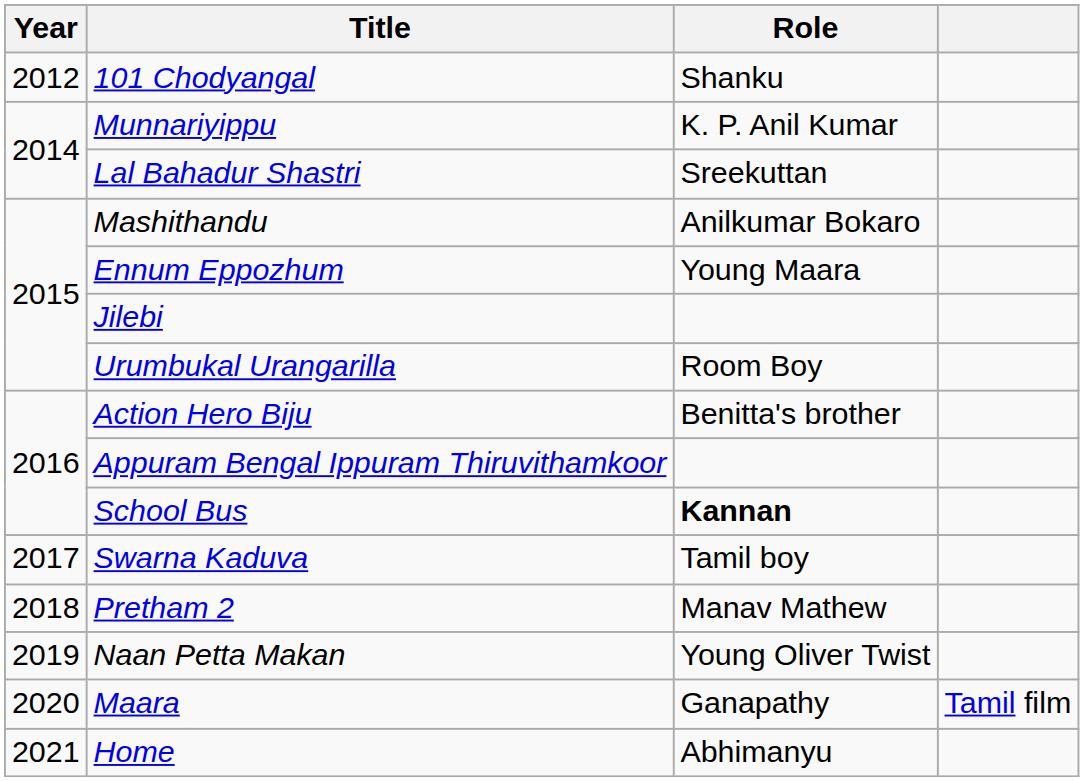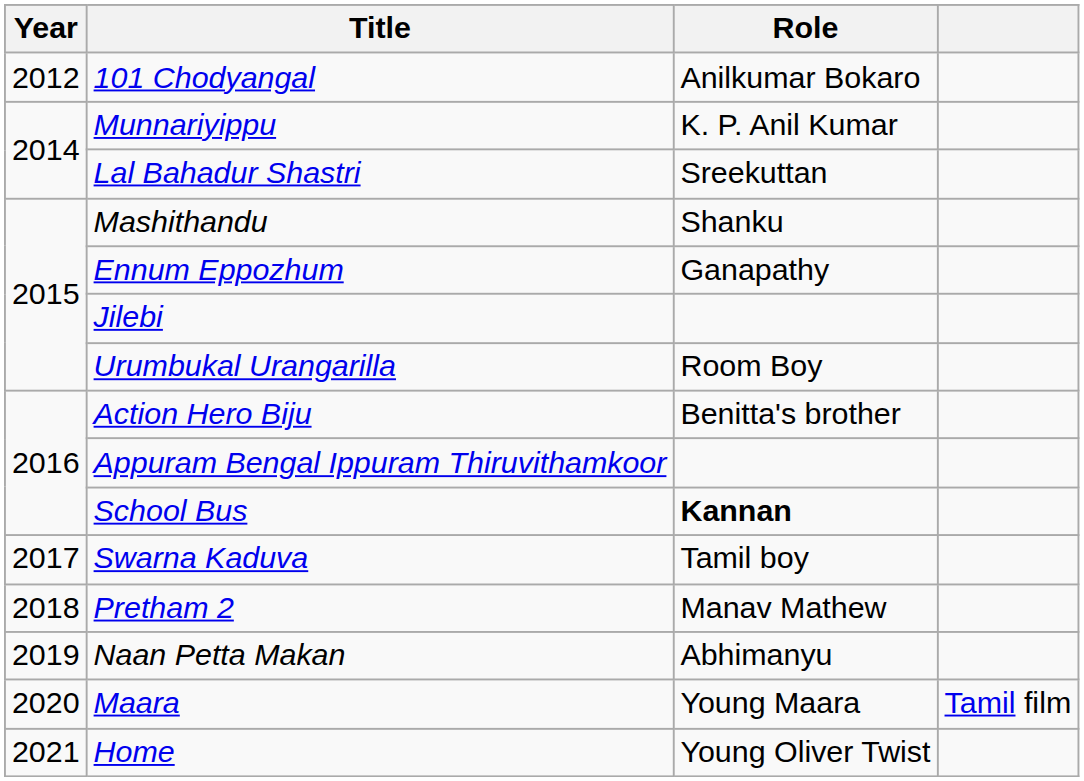(732, 76) Shanku -> (800, 76) Anilkumar Bokaro
(800, 221) Anilkumar Bokaro -> (732, 221) Shanku
(770, 269) Young Maara -> (755, 269) Ganapathy
(805, 655) Young Oliver Twist -> (756, 655) Abhimanyu
(755, 703) Ganapathy -> (770, 703) Young Maara
(756, 751) Abhimanyu -> (805, 751) Young Oliver Twist
